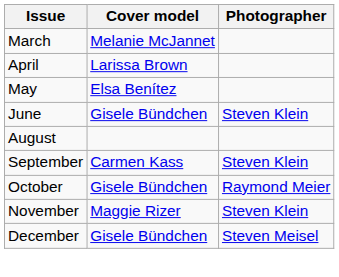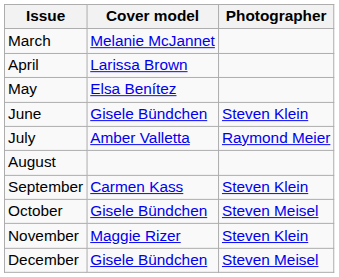+ row: (22, 138)
(276, 187) Raymond Meier -> (270, 211) Steven Meisel
